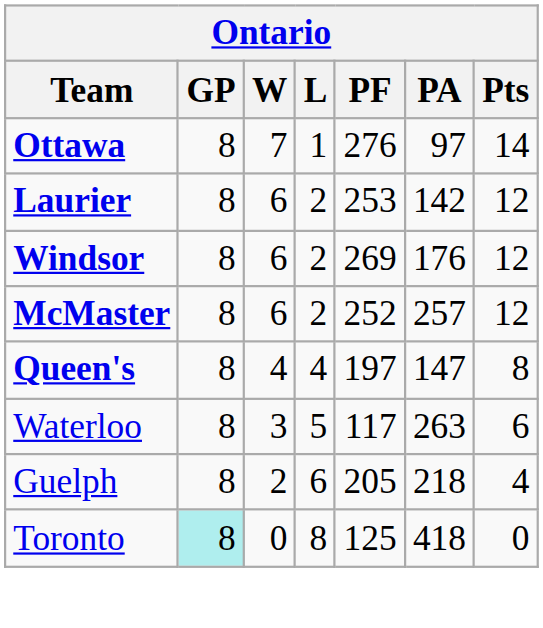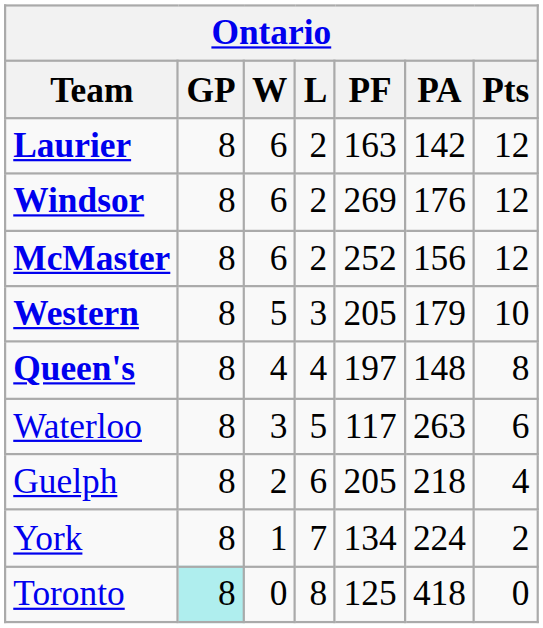- row: (69, 145)
(370, 201) 253 -> (370, 145) 163
(439, 313) 257 -> (439, 257) 156
+ row: (76, 313)
(439, 369) 147 -> (439, 369) 148
+ row: (48, 537)
